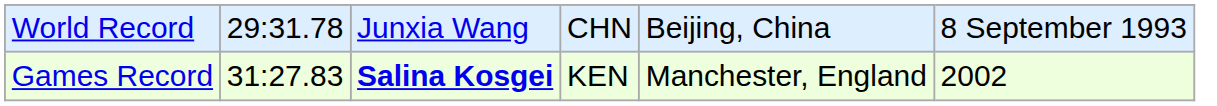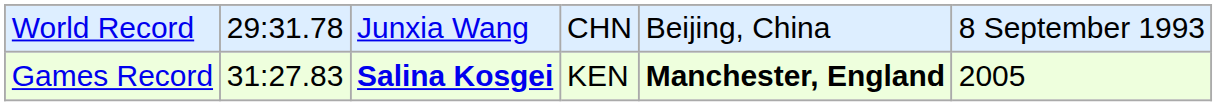(786, 75) normal -> (795, 75) bold
(974, 75) 2002 -> (992, 75) 2005
